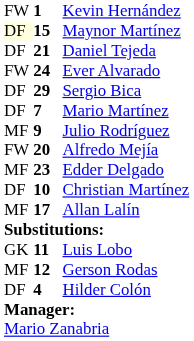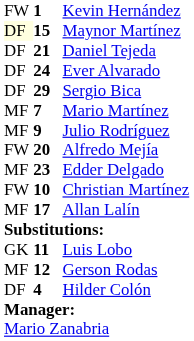(17, 70) FW -> (15, 70) DF
(15, 110) DF -> (16, 110) MF
(15, 189) DF -> (17, 189) FW
